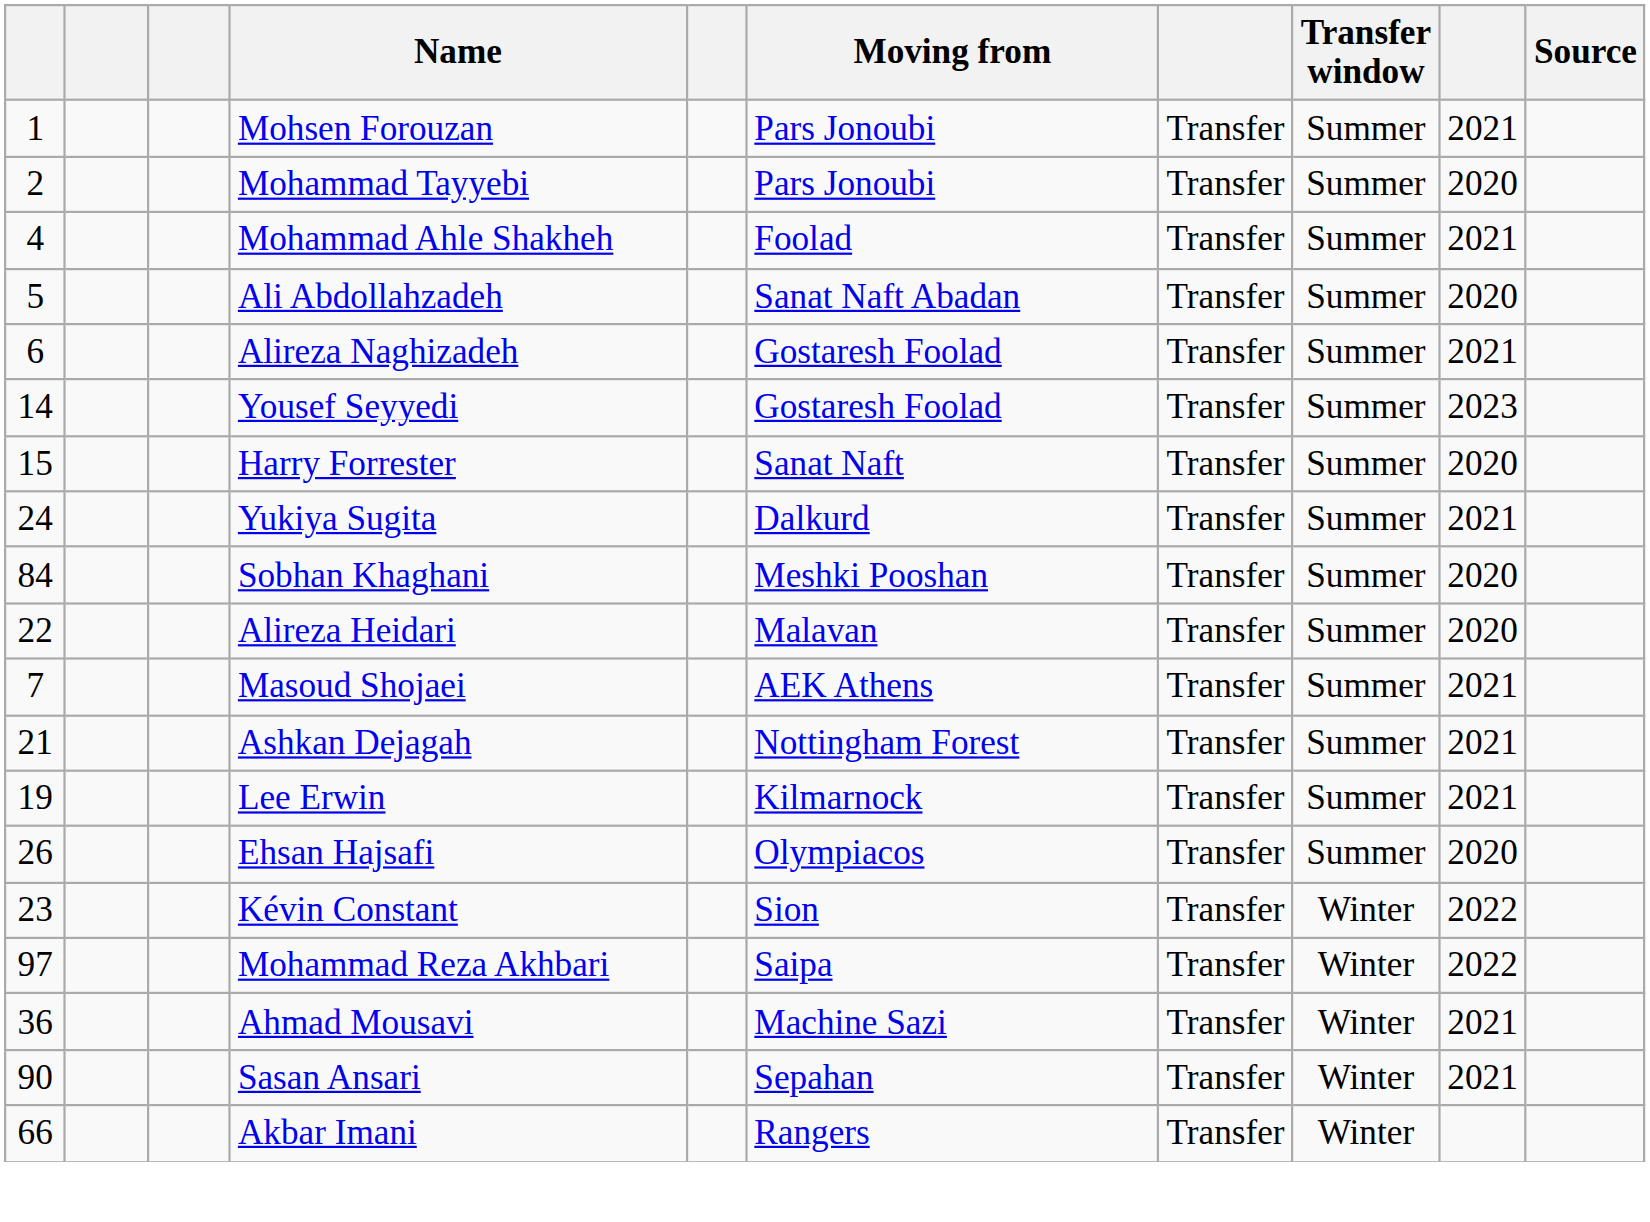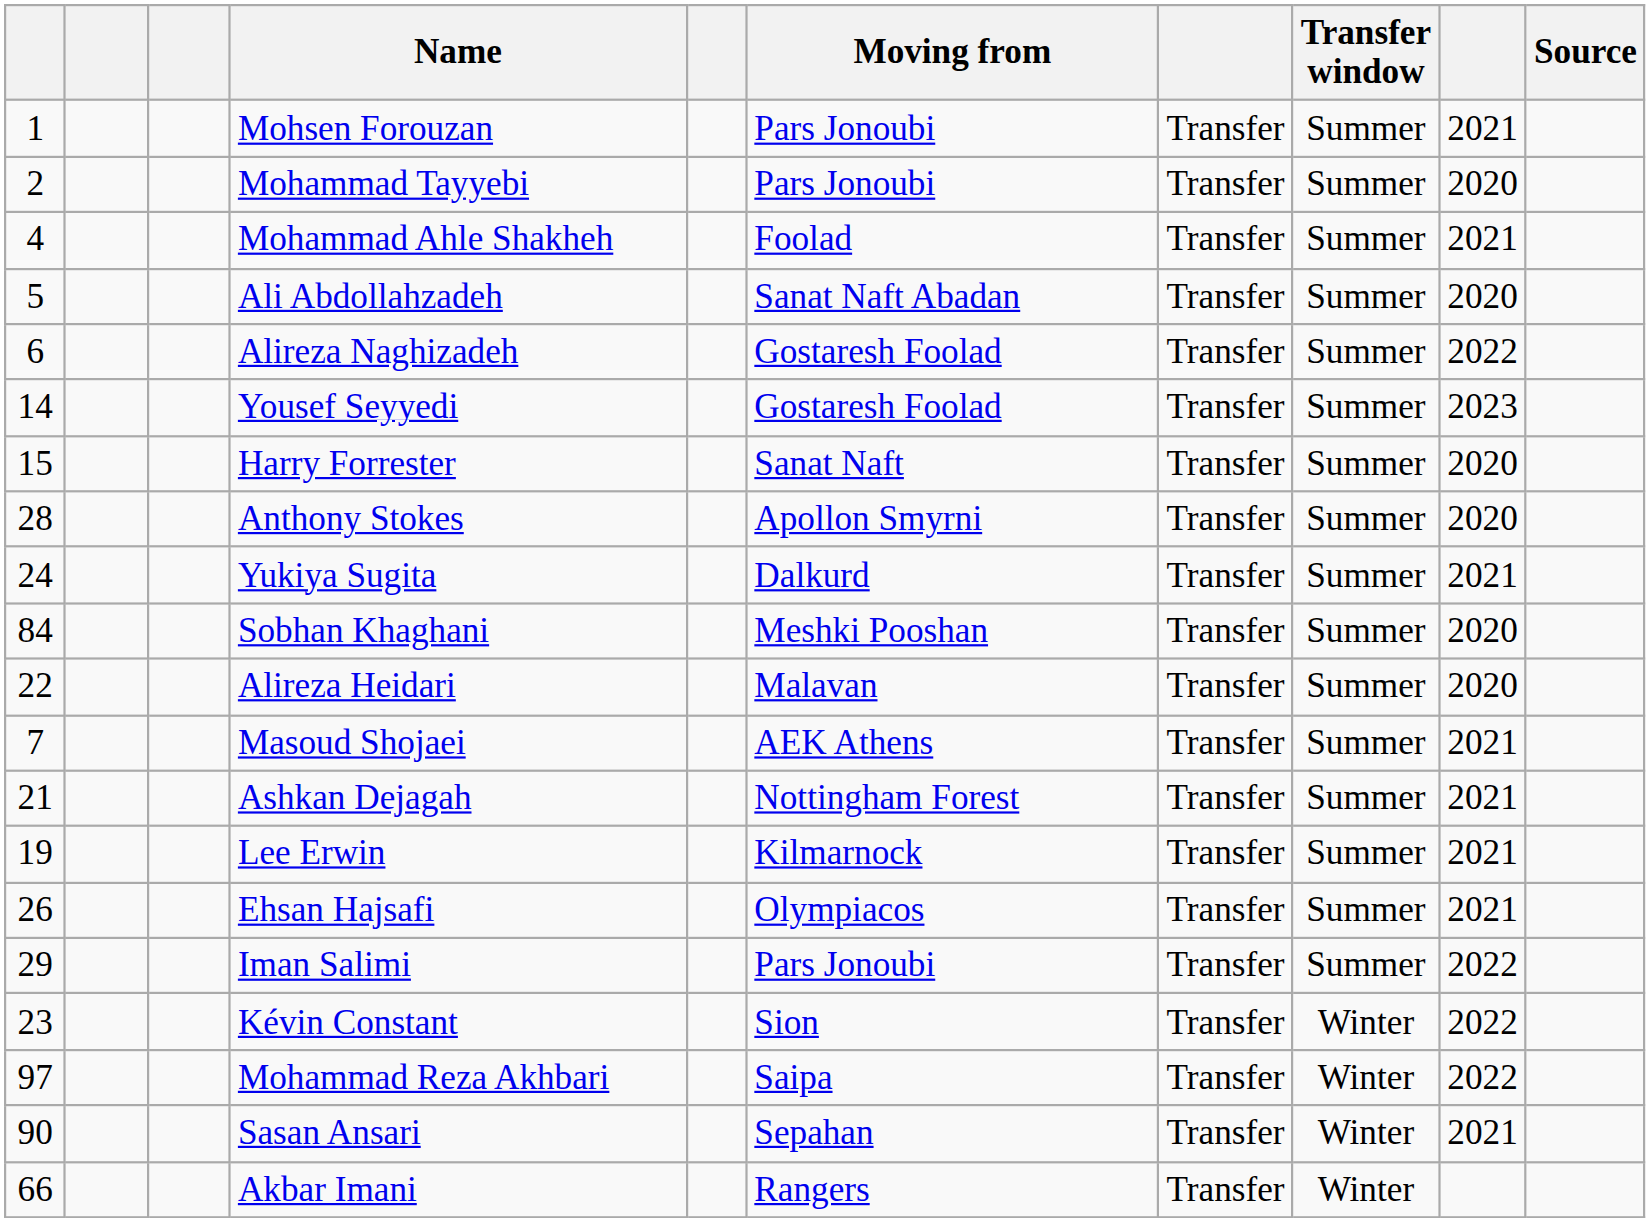(1483, 351) 2021 -> (1483, 351) 2022
+ row: (351, 518)
(1483, 853) 2020 -> (1483, 909) 2021
+ row: (324, 965)
- row: (356, 1021)
